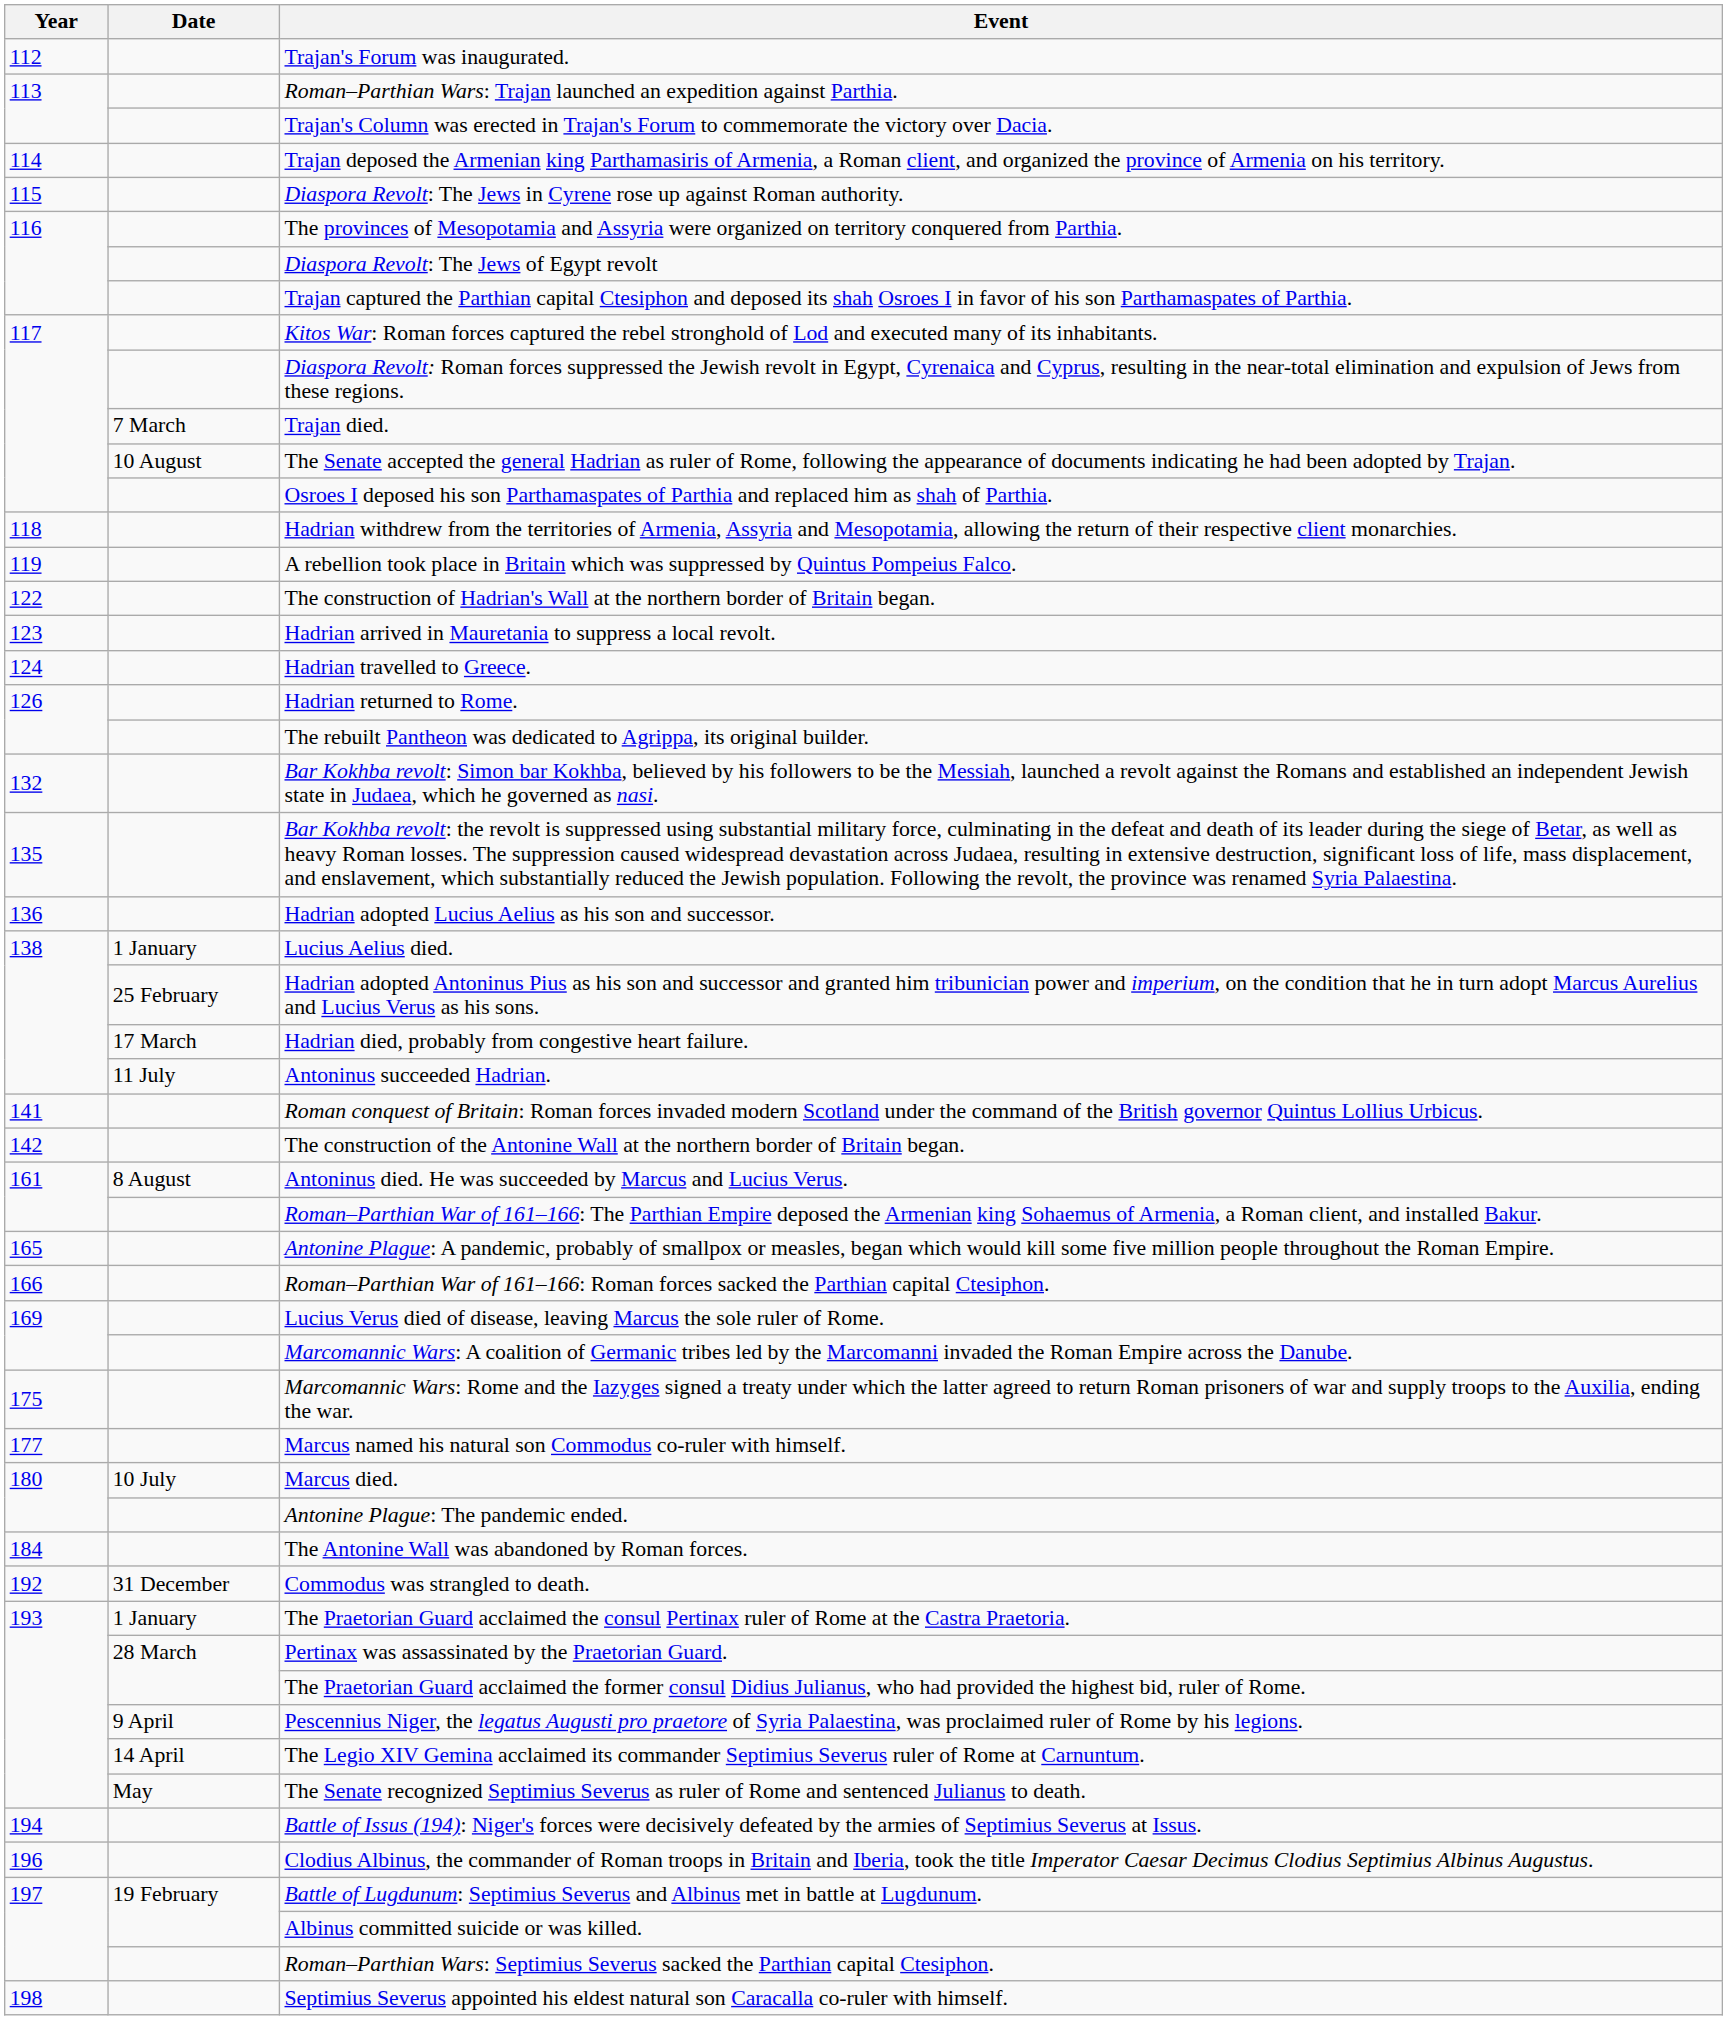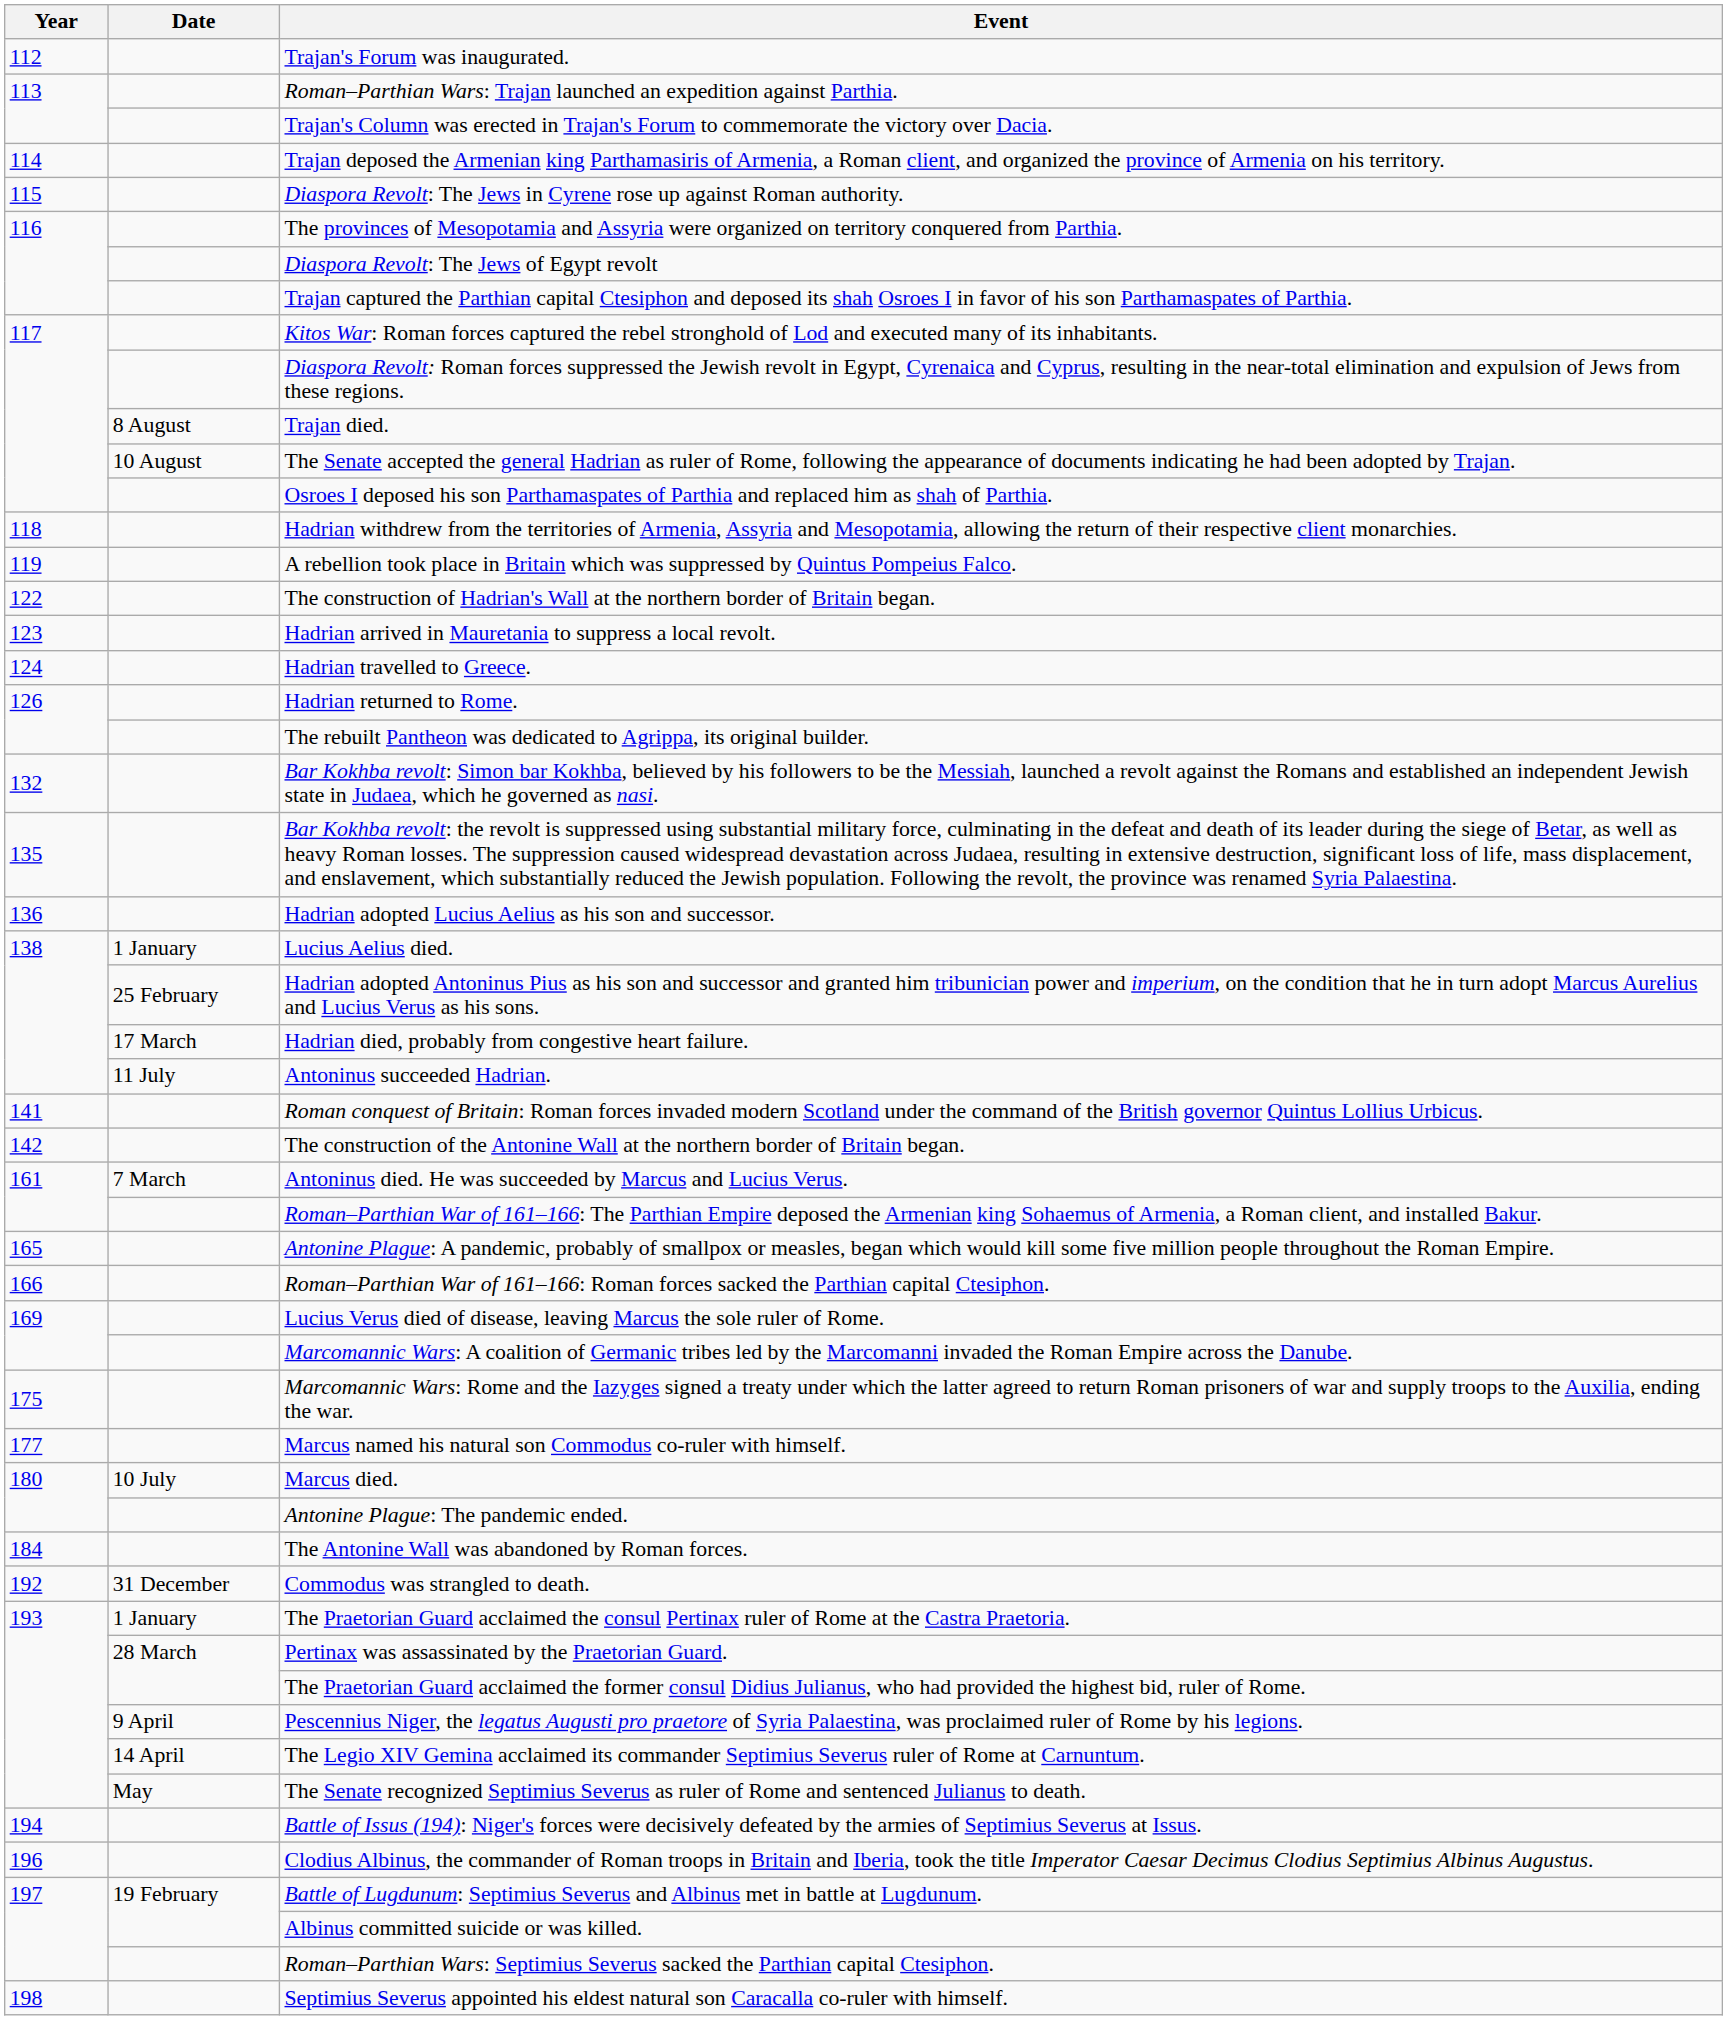(149, 425) 7 March -> (152, 425) 8 August
(152, 1179) 8 August -> (149, 1179) 7 March
